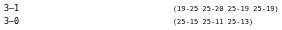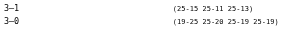(226, 9) (19-25 25-20 25-19 25-19) -> (213, 9) (25-15 25-11 25-13)
(213, 21) (25-15 25-11 25-13) -> (226, 21) (19-25 25-20 25-19 25-19)
